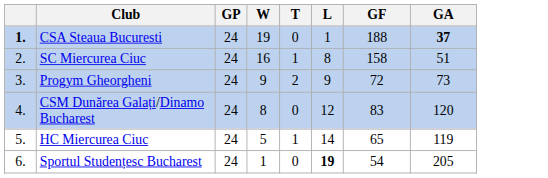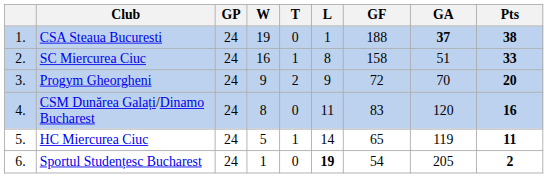+ column: (510, 15)
(21, 37) bold -> (21, 37) normal
(443, 80) 73 -> (443, 80) 70
(327, 110) 12 -> (327, 110) 11
